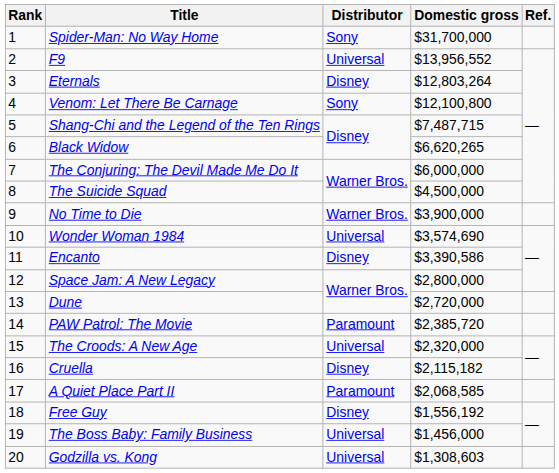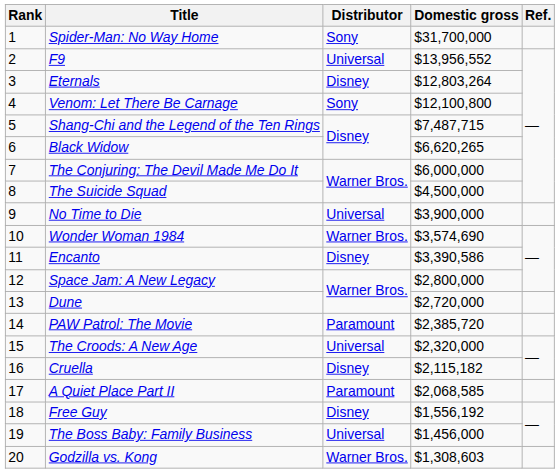(367, 214) Warner Bros. -> (355, 214) Universal
(355, 236) Universal -> (367, 236) Warner Bros.
(355, 457) Universal -> (367, 457) Warner Bros.
